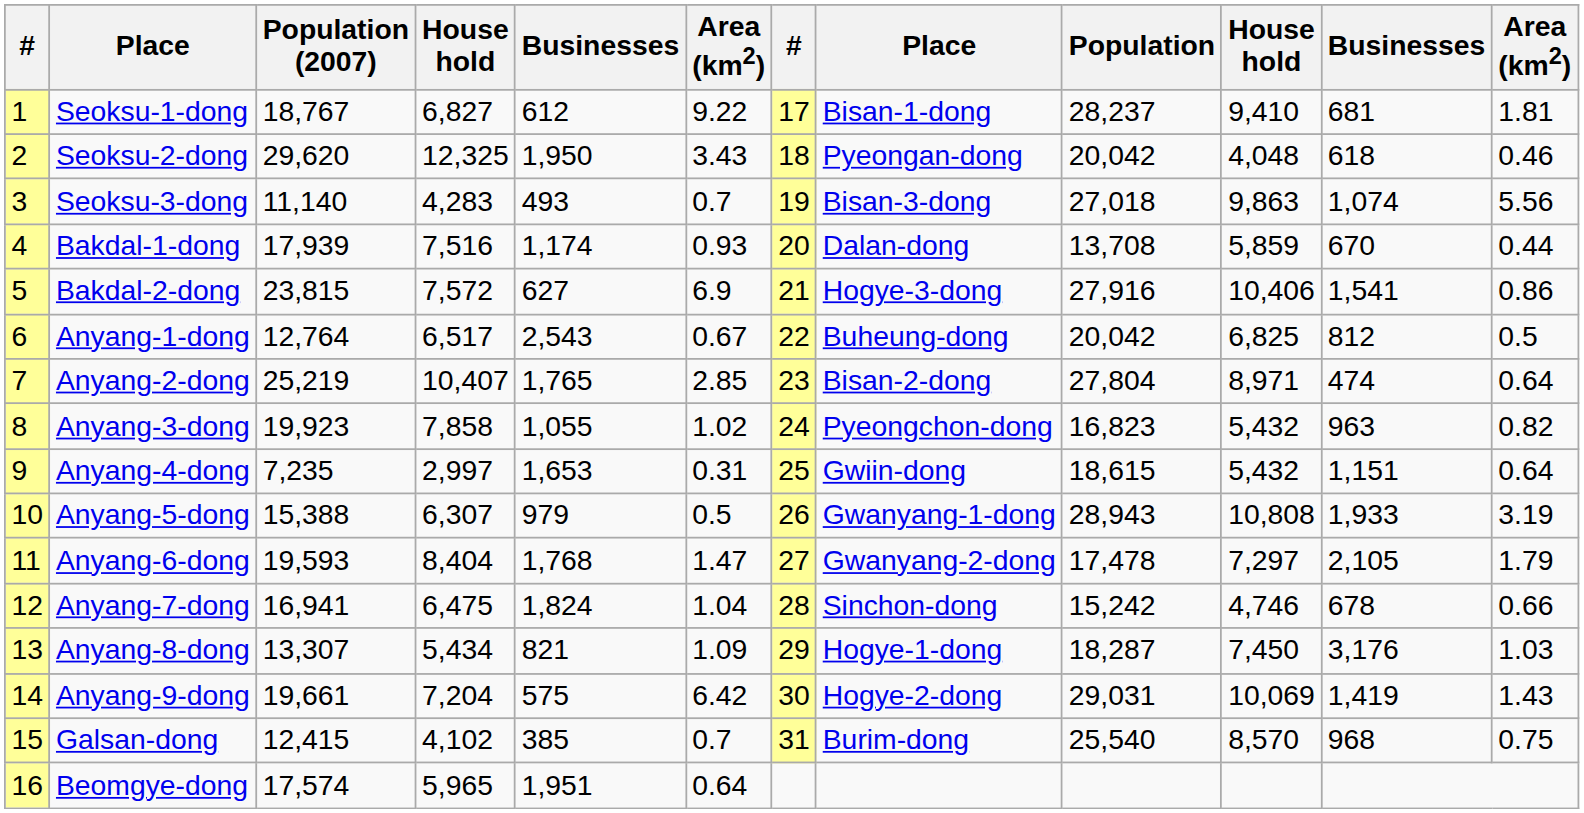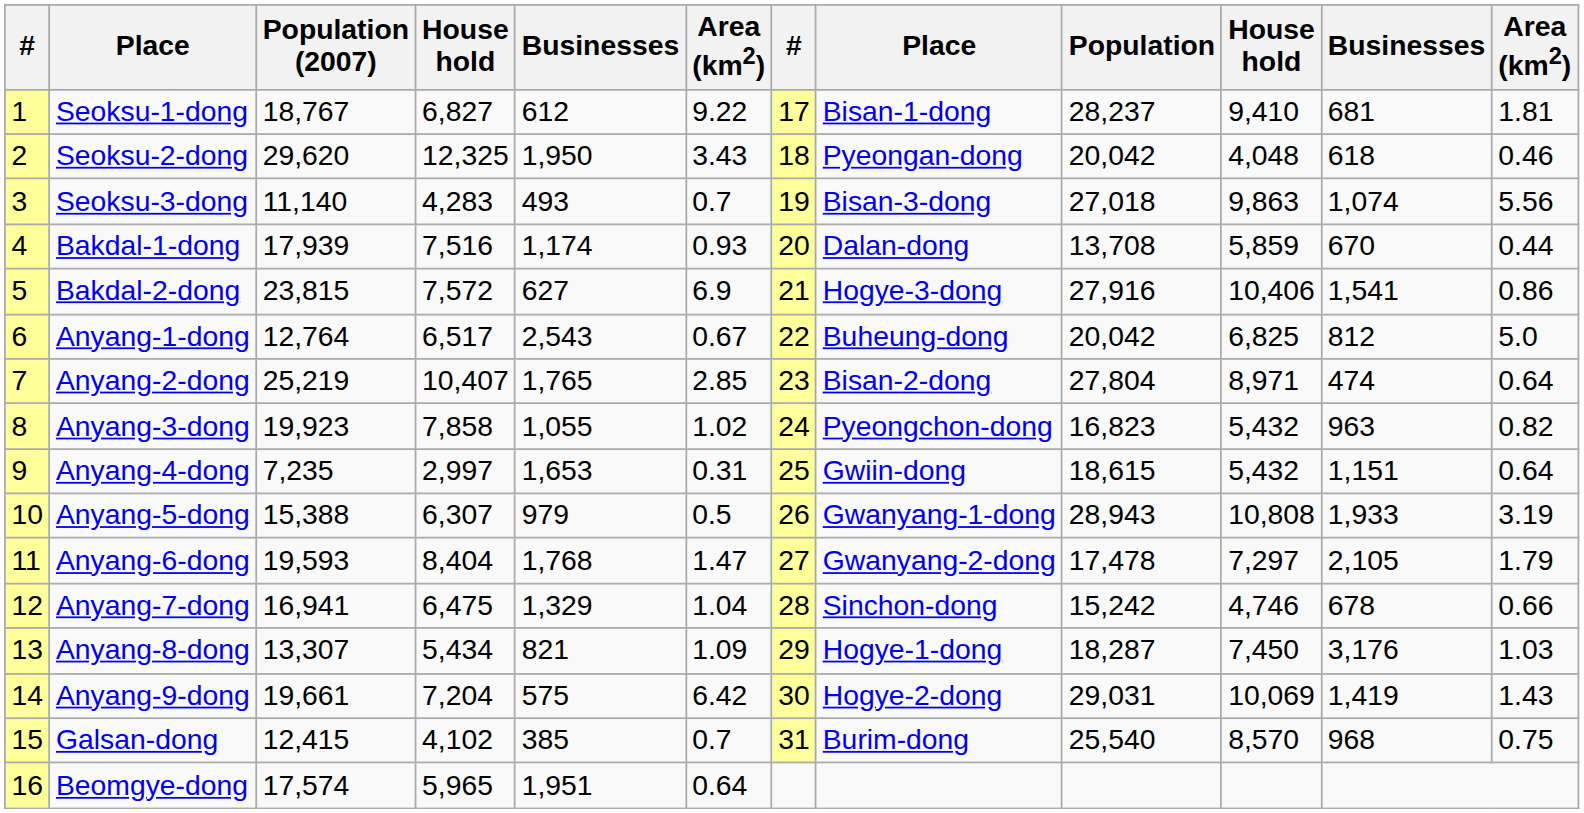(1518, 335) 0.5 -> (1518, 335) 5.0
(557, 605) 1,824 -> (557, 605) 1,329
